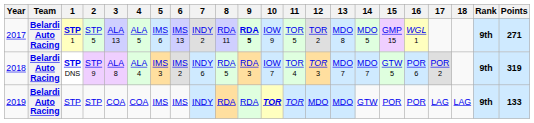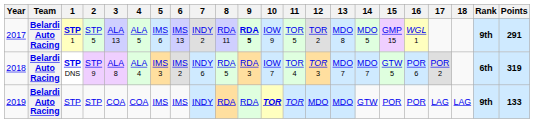(514, 35) 271 -> (514, 35) 291
(486, 69) 9th -> (486, 69) 6th
